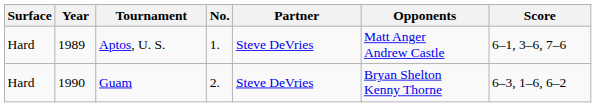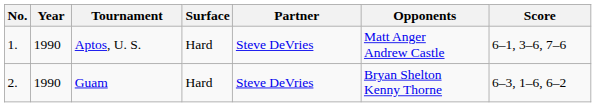columns swapped: (220, 14) <-> (30, 14)
(72, 44) 1989 -> (47, 44) 1990
